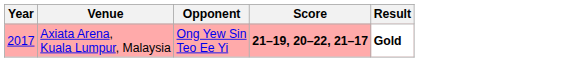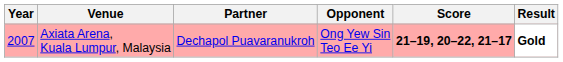+ column: (246, 14)
(21, 41) 2017 -> (21, 41) 2007
